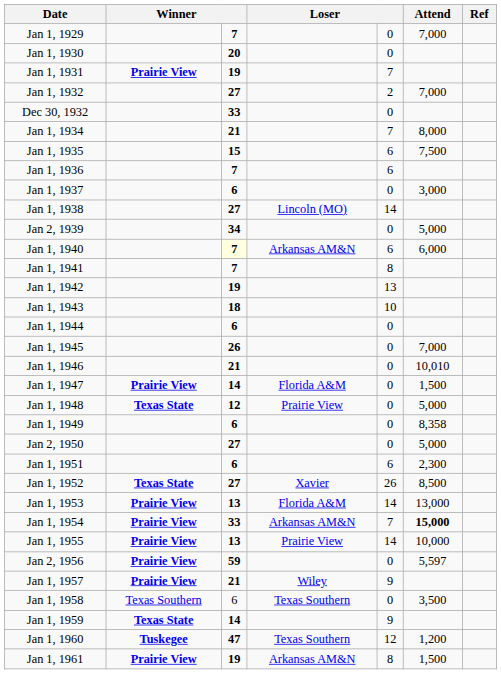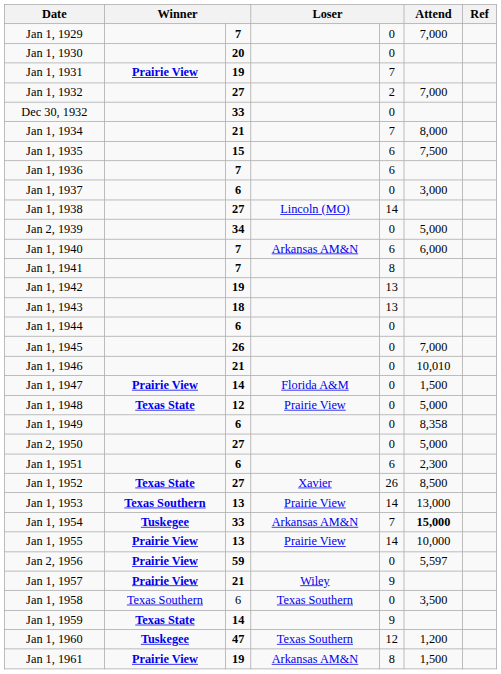(234, 248) lightyellow background -> (238, 248) no background
(390, 307) 10 -> (392, 307) 13
(164, 502) Prairie View -> (165, 502) Texas Southern
(312, 502) Florida A&M -> (315, 502) Prairie View
(164, 522) Prairie View -> (165, 522) Tuskegee
